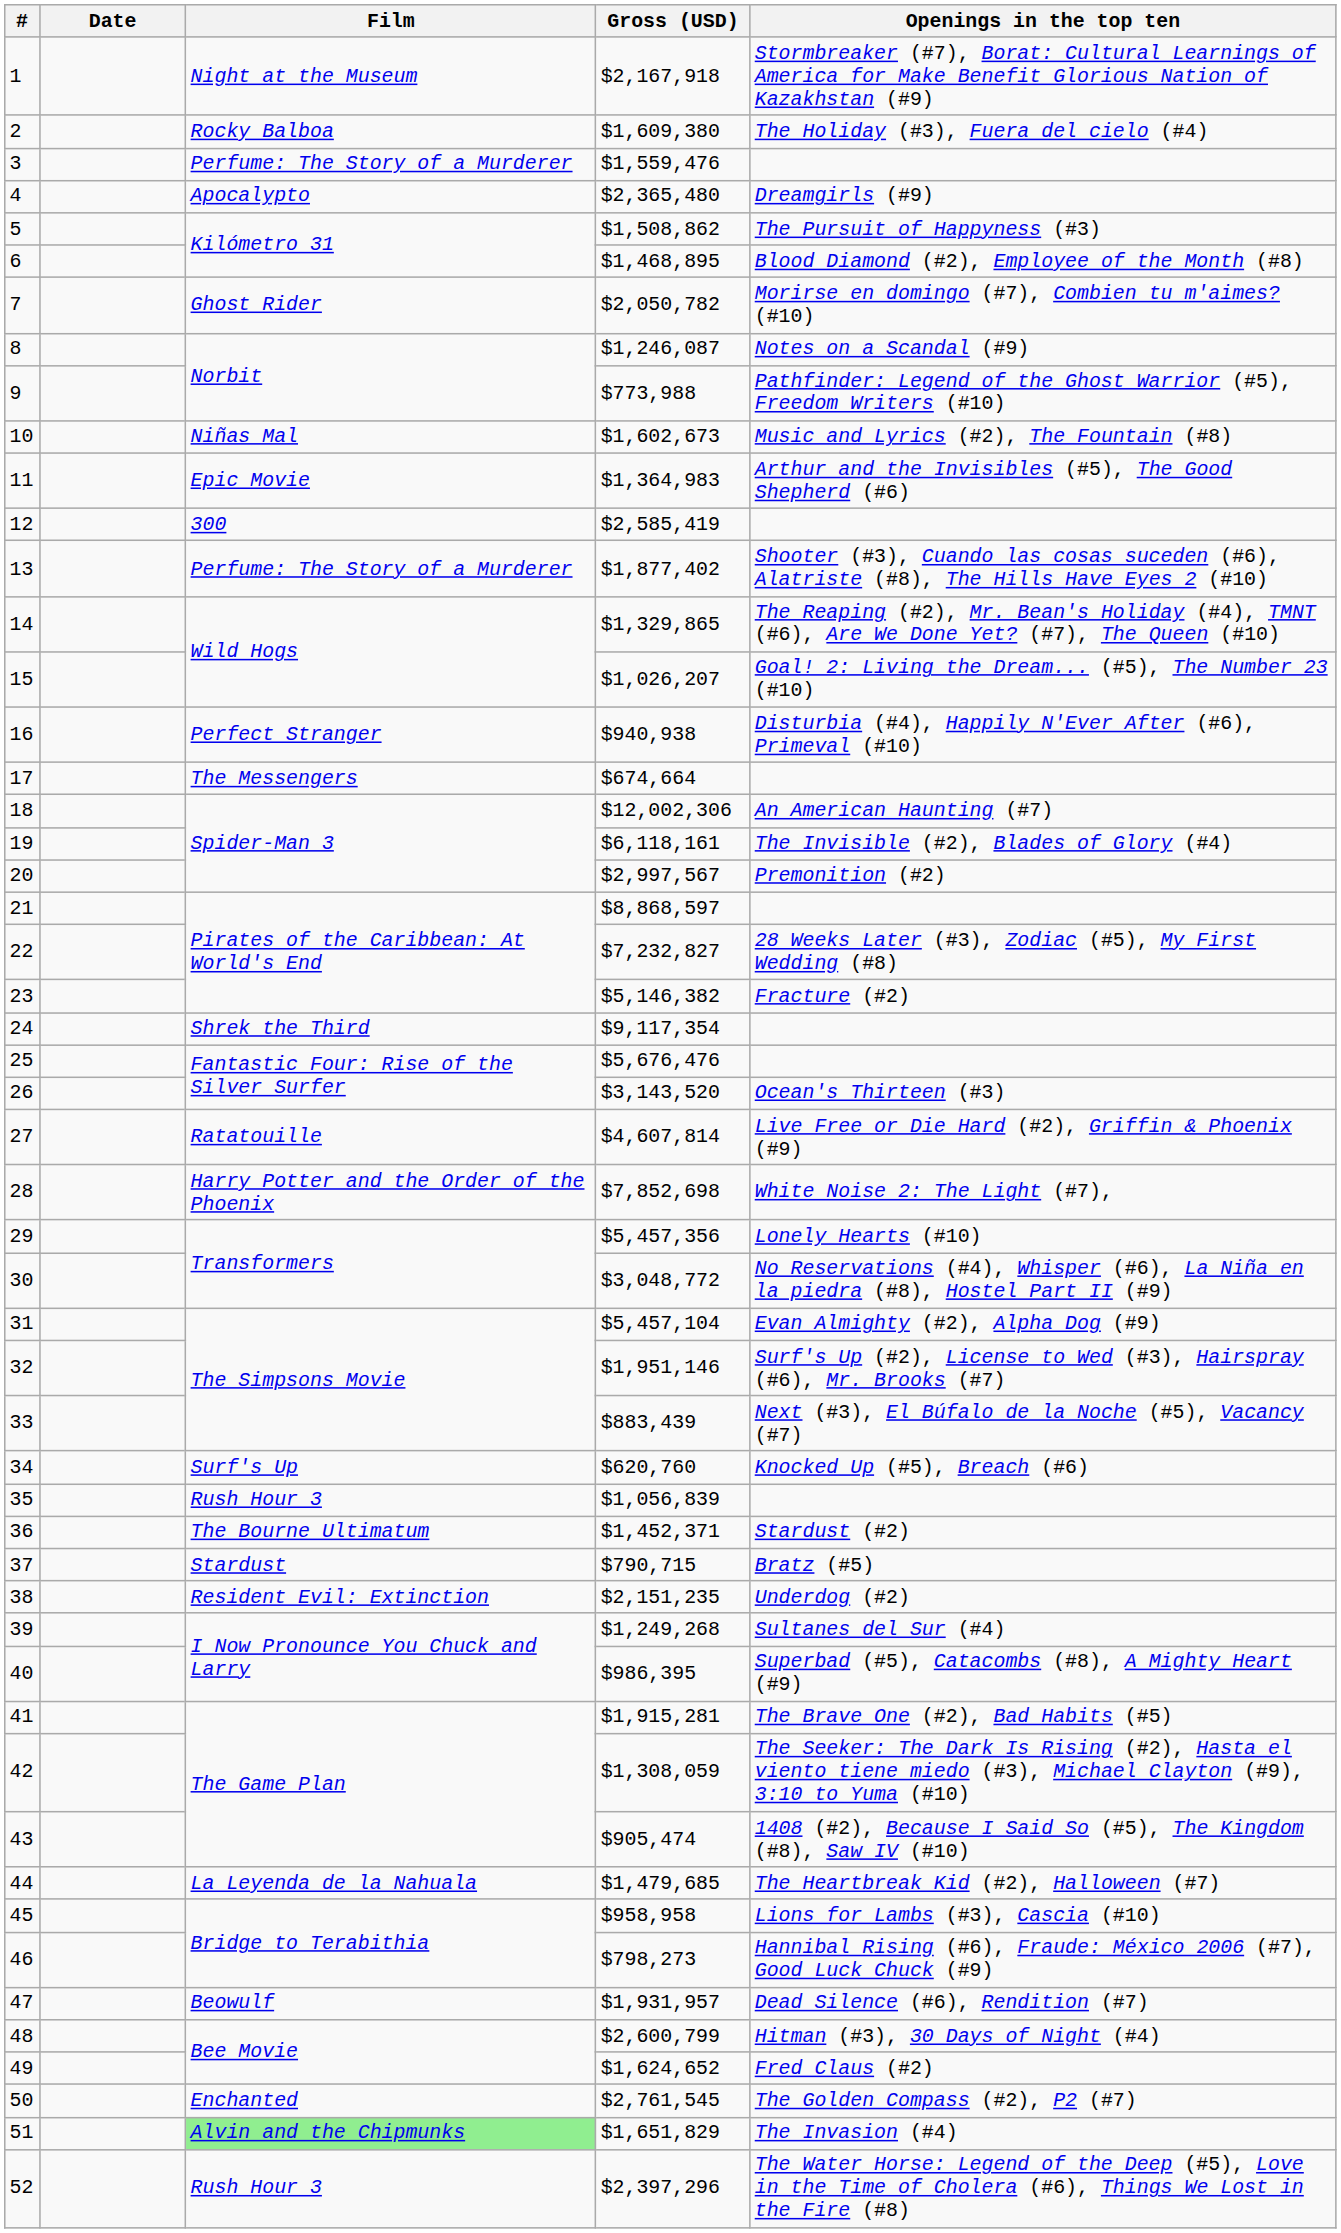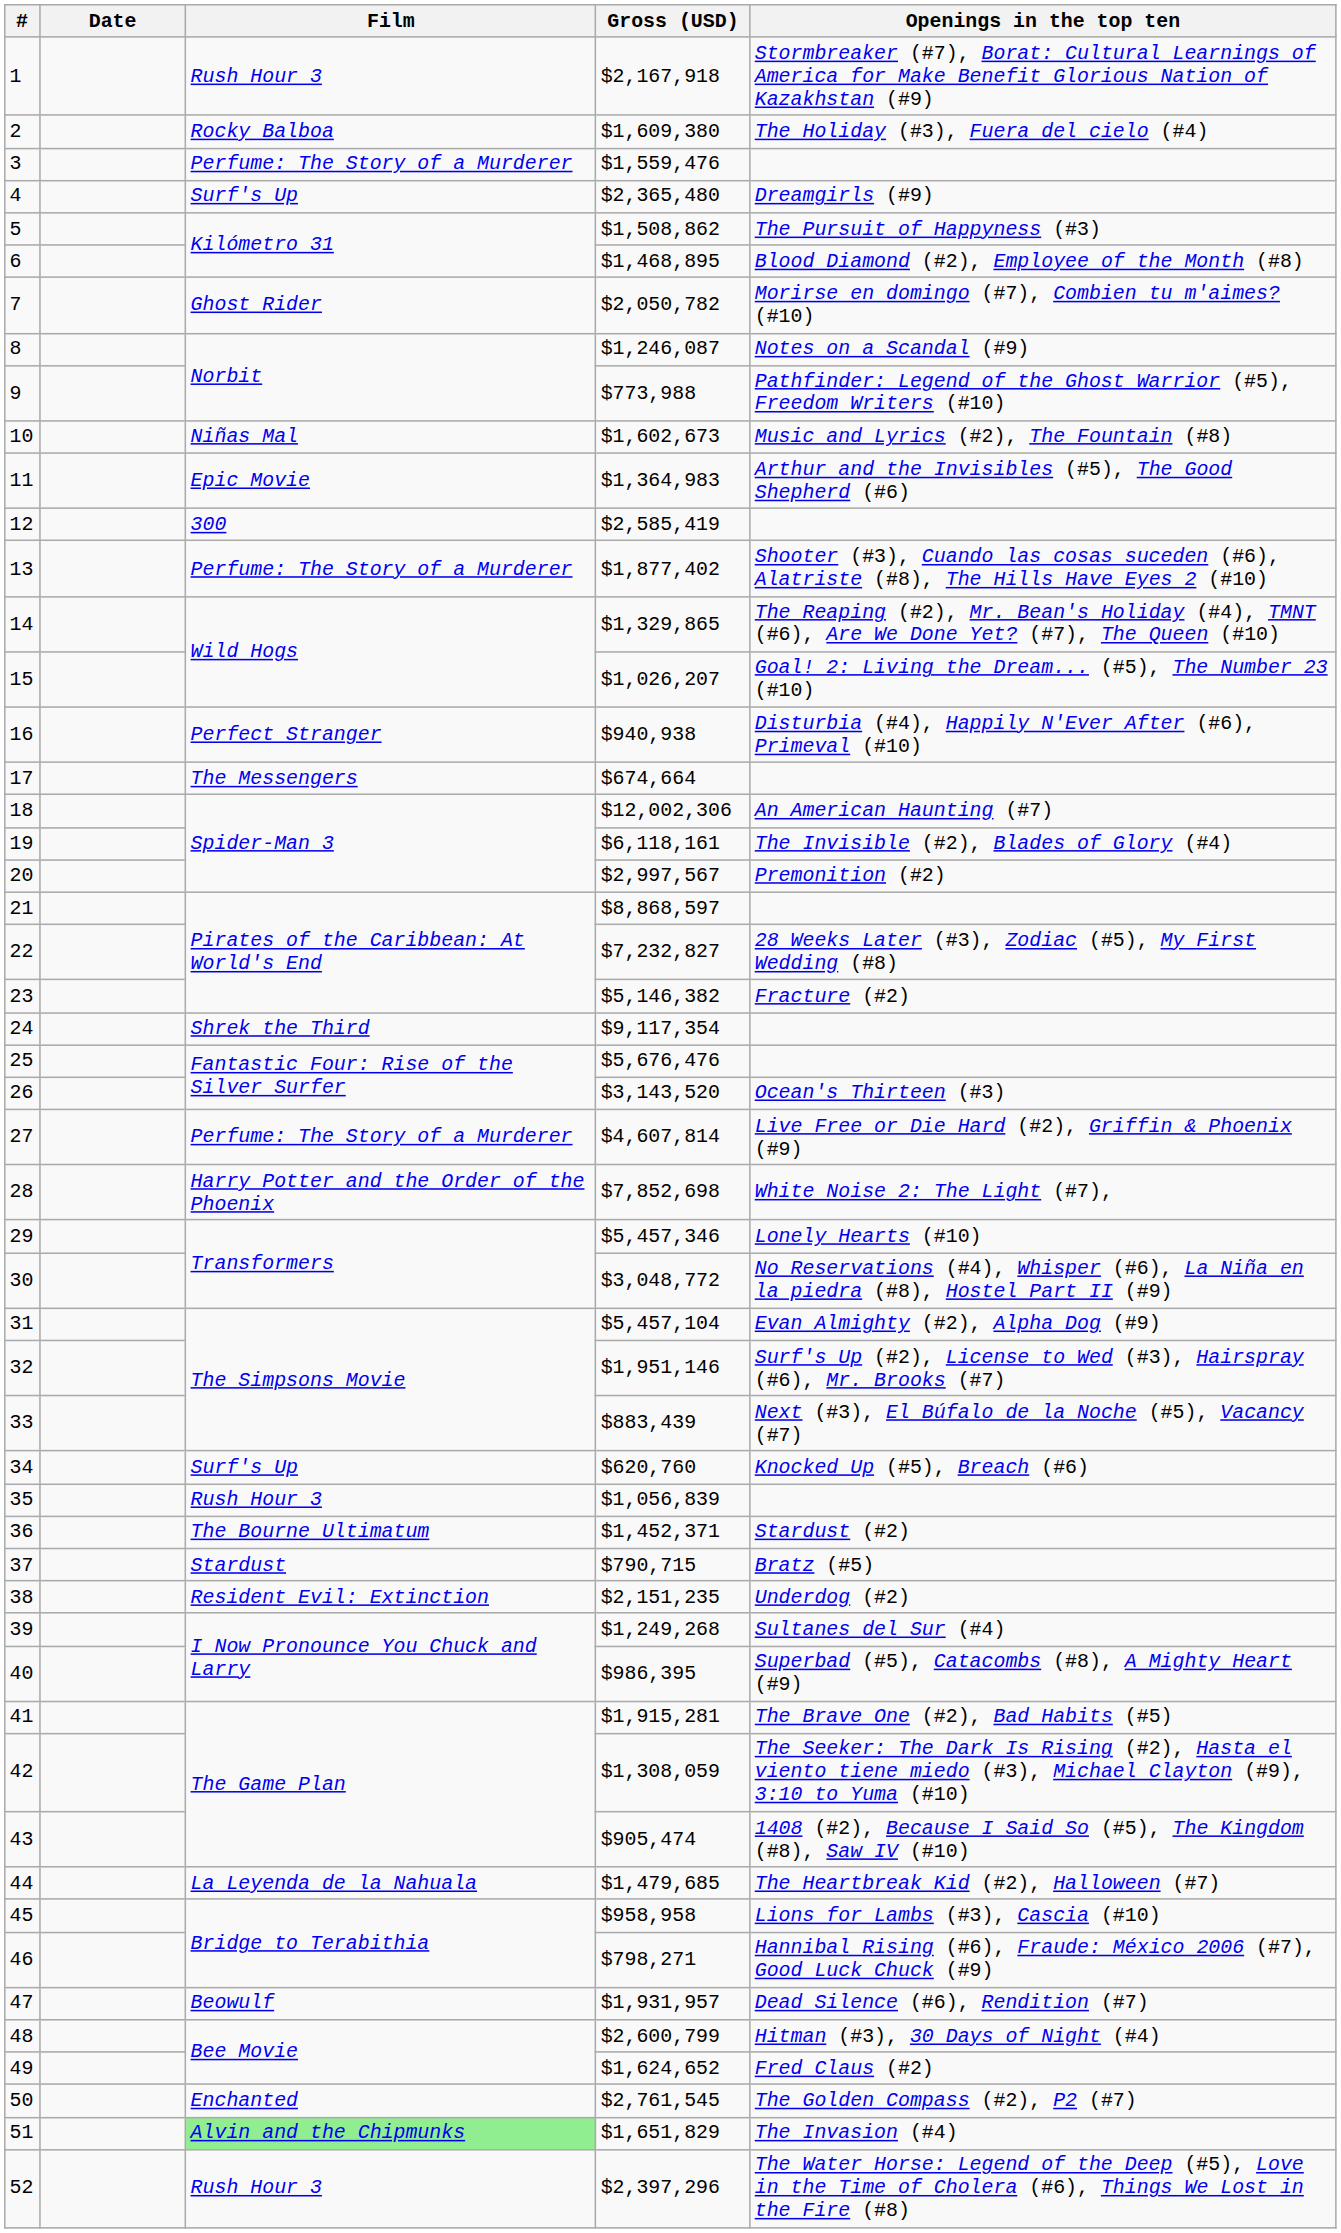(304, 76) Night at the Museum -> (256, 76) Rush Hour 3
(250, 197) Apocalypto -> (244, 197) Surf's Up
(256, 1137) Ratatouille -> (382, 1137) Perfume: The Story of a Murderer
(660, 1236) $5,457,356 -> (660, 1236) $5,457,346
(648, 1960) $798,273 -> (648, 1960) $798,271
